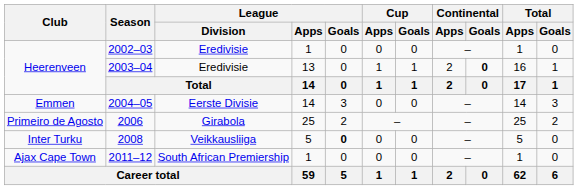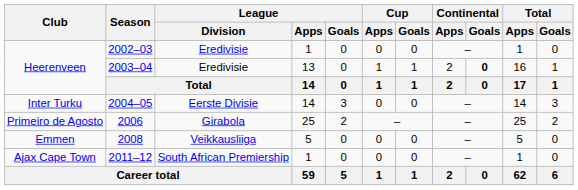(55, 103) Emmen -> (55, 103) Inter Turku
(55, 139) Inter Turku -> (55, 139) Emmen
(344, 139) bold -> (344, 139) normal
